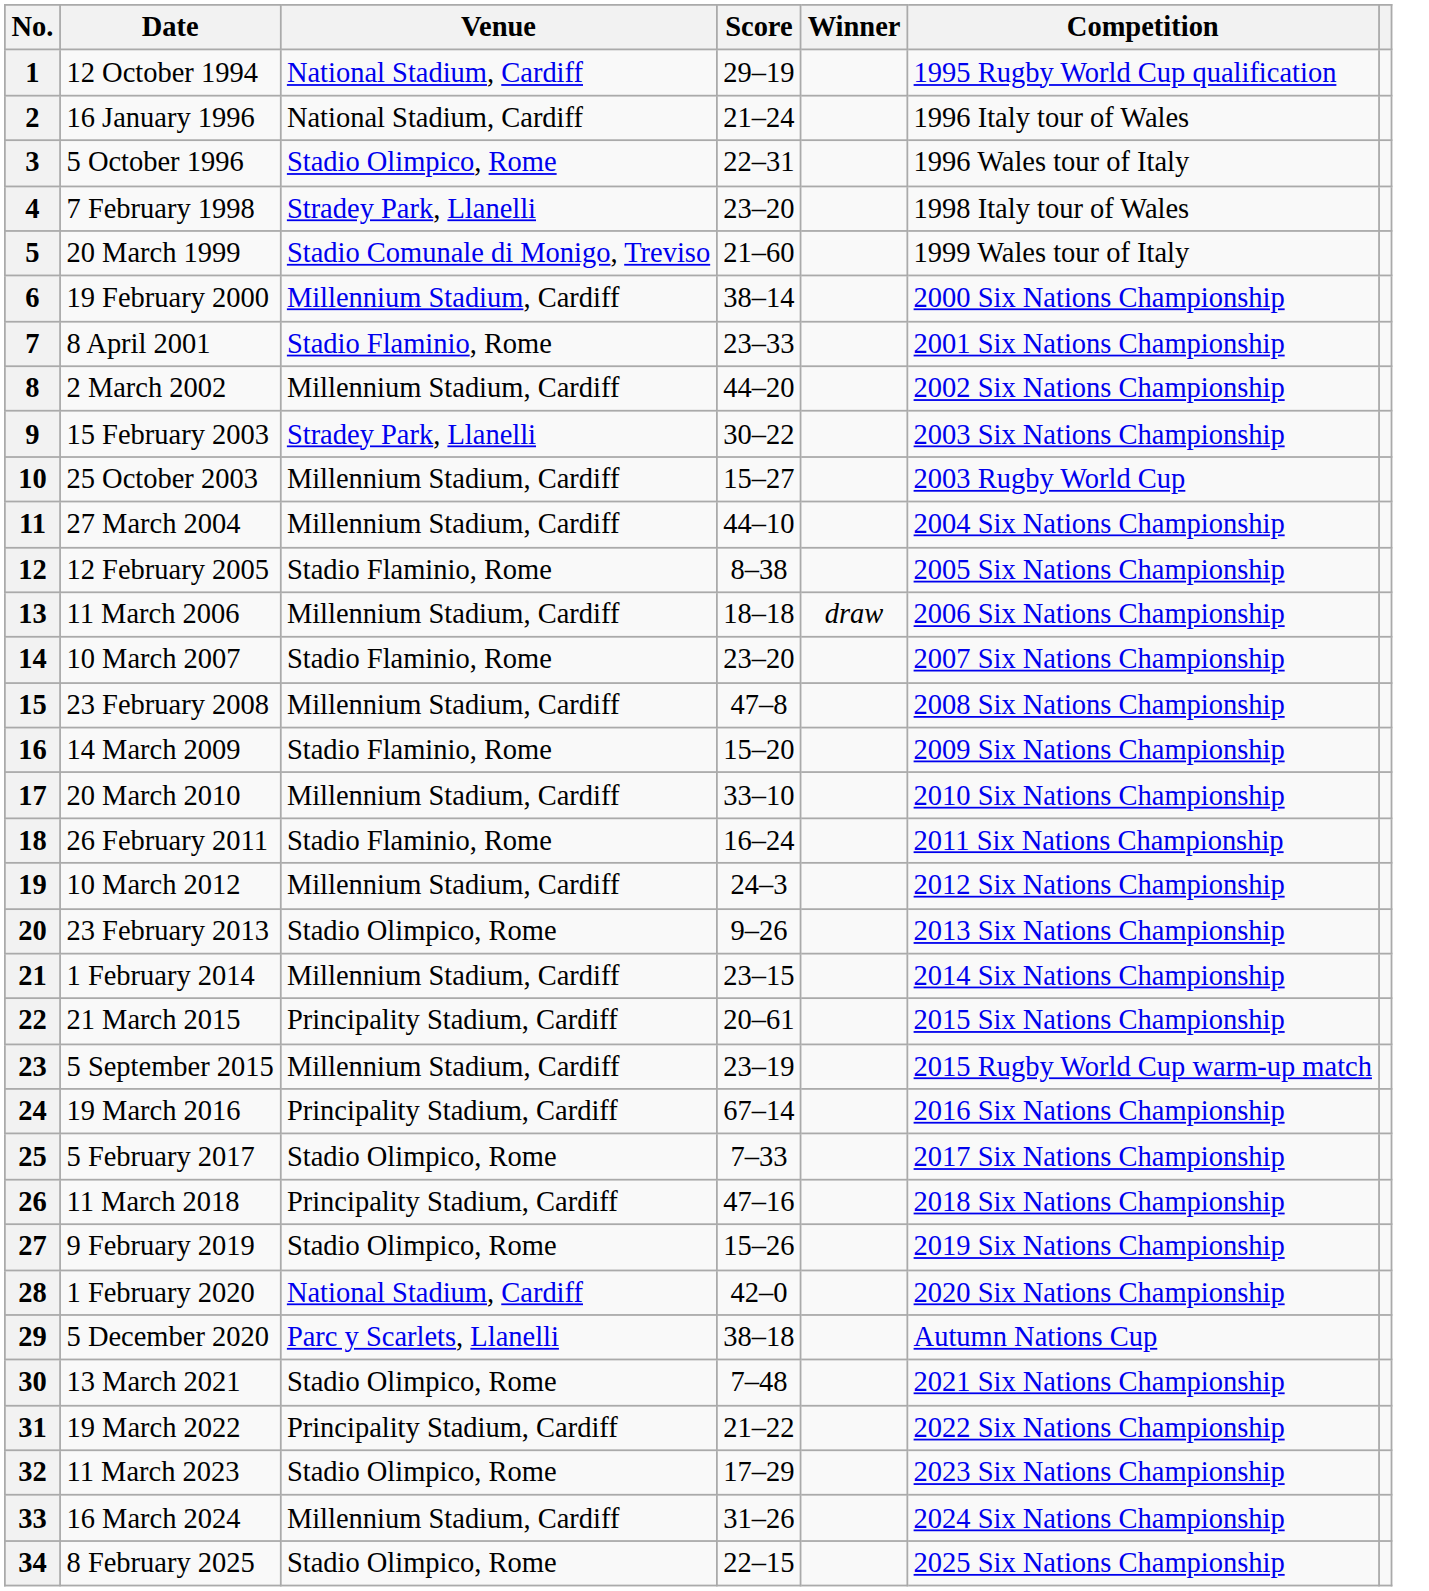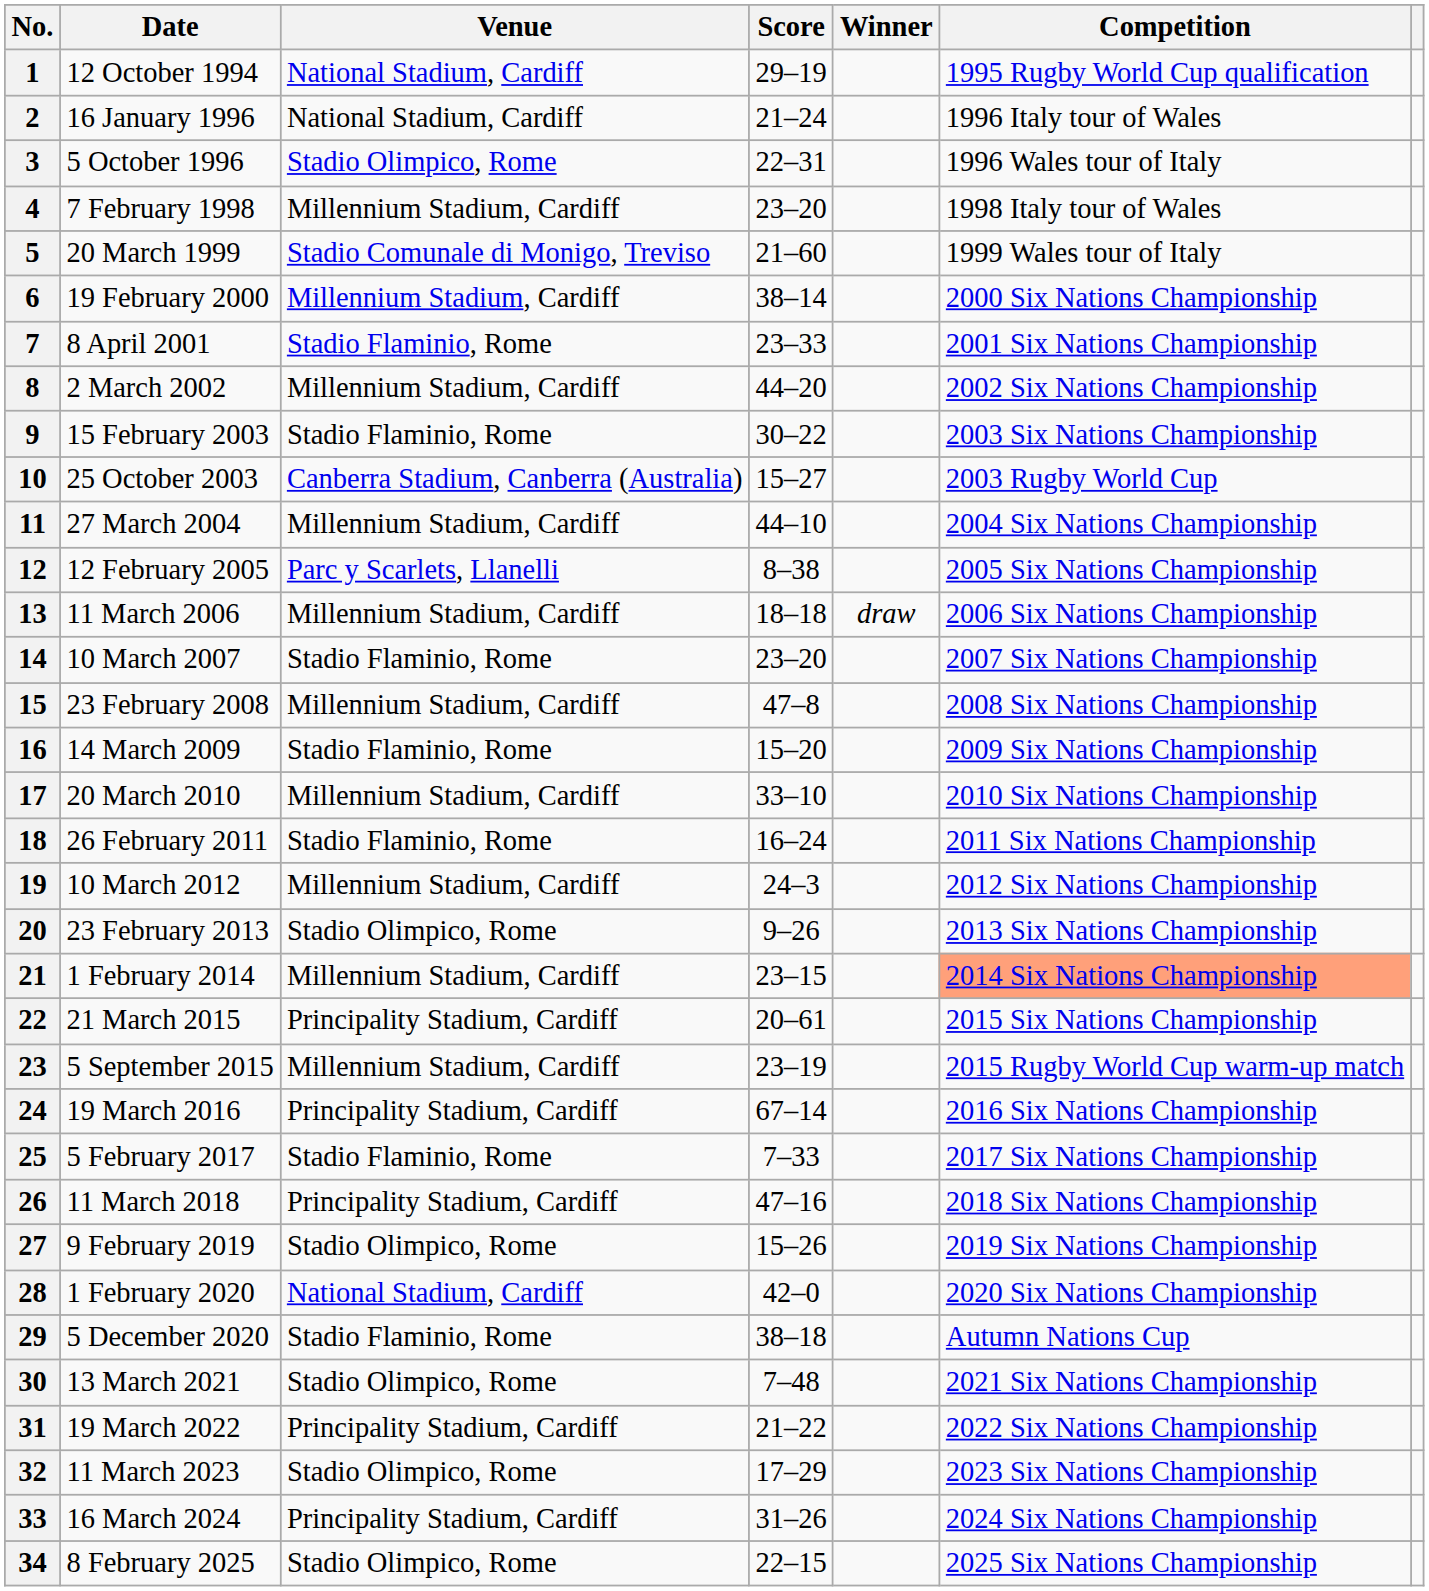(411, 207) Stradey Park, Llanelli -> (453, 207) Millennium Stadium, Cardiff
(411, 433) Stradey Park, Llanelli -> (419, 433) Stadio Flaminio, Rome
(453, 478) Millennium Stadium, Cardiff -> (515, 478) Canberra Stadium, Canberra (Australia)
(419, 569) Stadio Flaminio, Rome -> (423, 569) Parc y Scarlets, Llanelli
(1099, 975) no background -> (1131, 975) lightsalmon background
(422, 1156) Stadio Olimpico, Rome -> (419, 1156) Stadio Flaminio, Rome
(423, 1336) Parc y Scarlets, Llanelli -> (419, 1336) Stadio Flaminio, Rome
(453, 1517) Millennium Stadium, Cardiff -> (452, 1517) Principality Stadium, Cardiff
